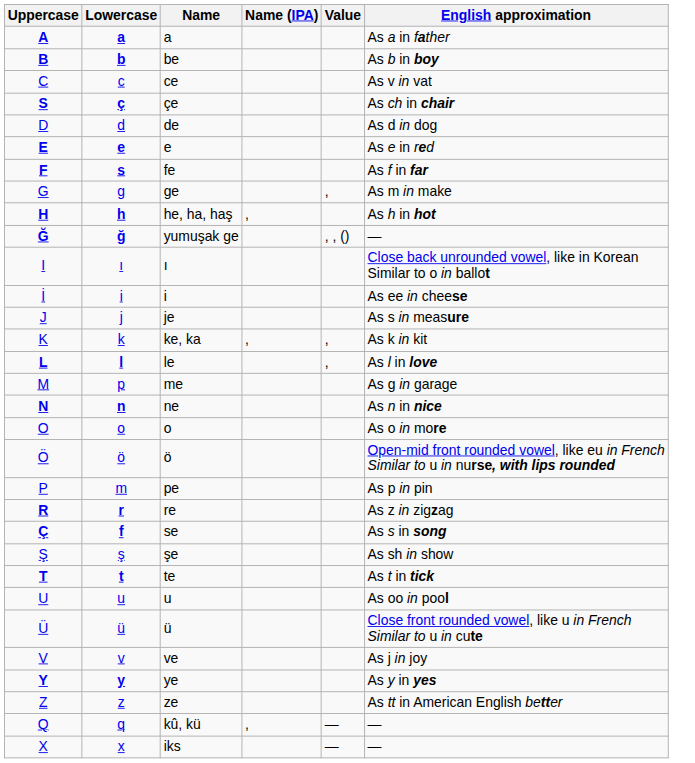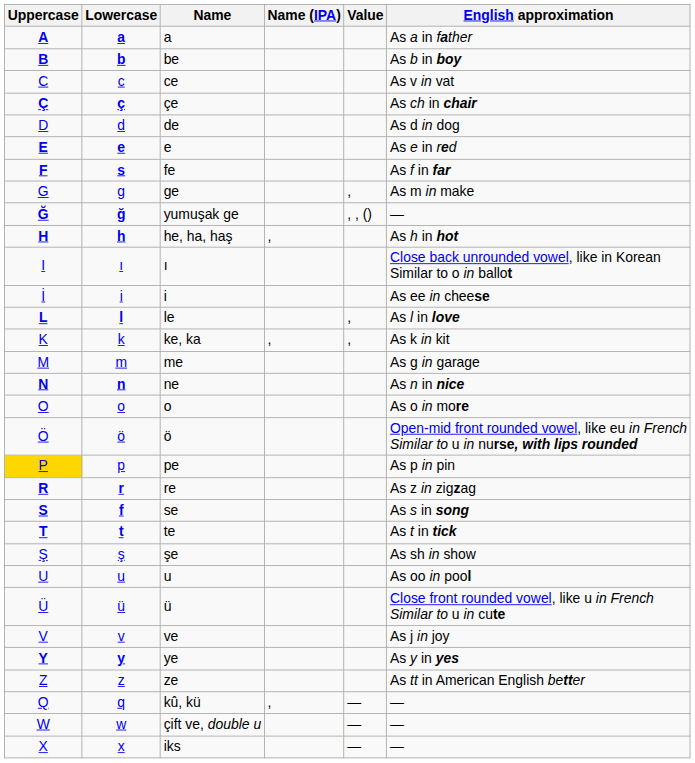(43, 103) S -> (43, 103) Ç
rows swapped: (201, 236) <-> (198, 214)
- row: (169, 318)
rows swapped: (182, 340) <-> (169, 362)
(121, 384) p -> (121, 362) m
(43, 488) no background -> (43, 466) gold background
(121, 488) m -> (121, 466) p
(43, 532) Ç -> (43, 510) S
rows swapped: (171, 554) <-> (169, 576)
+ row: (212, 724)
